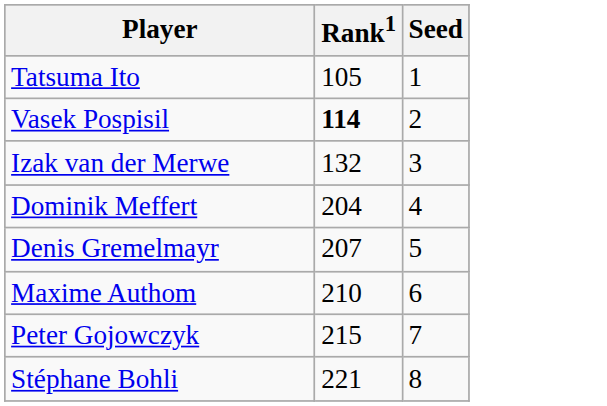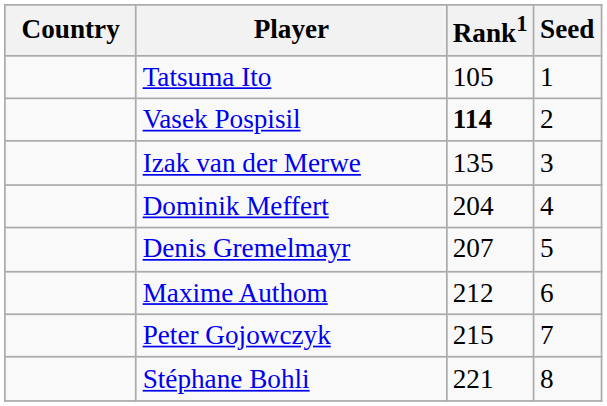+ column: (71, 29)
(342, 162) 132 -> (473, 162) 135
(342, 292) 210 -> (473, 292) 212
